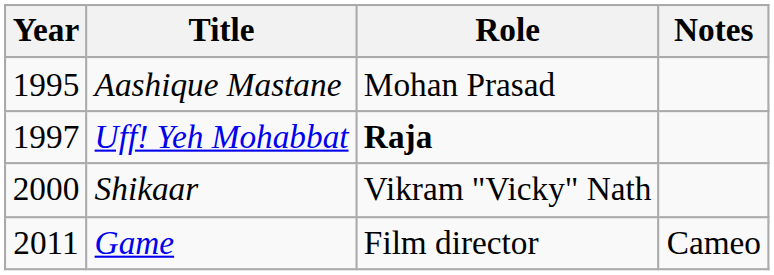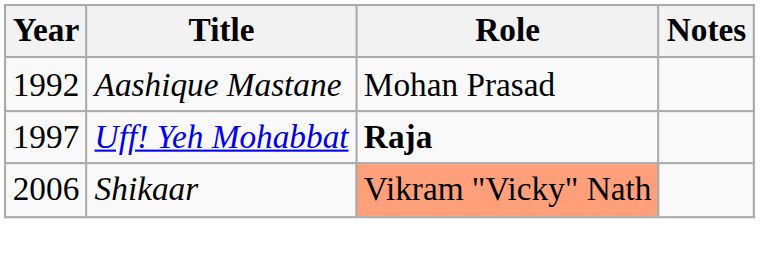(46, 83) 1995 -> (46, 83) 1992
(46, 189) 2000 -> (46, 189) 2006
(508, 189) no background -> (508, 189) lightsalmon background
- row: (134, 242)
